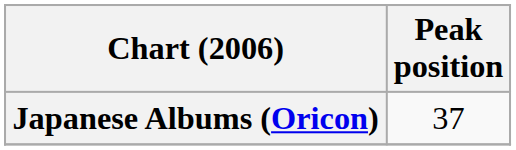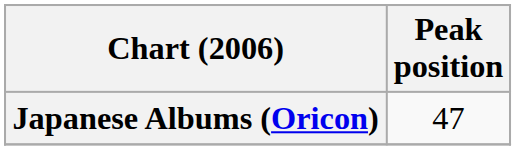(448, 117) 37 -> (448, 117) 47
